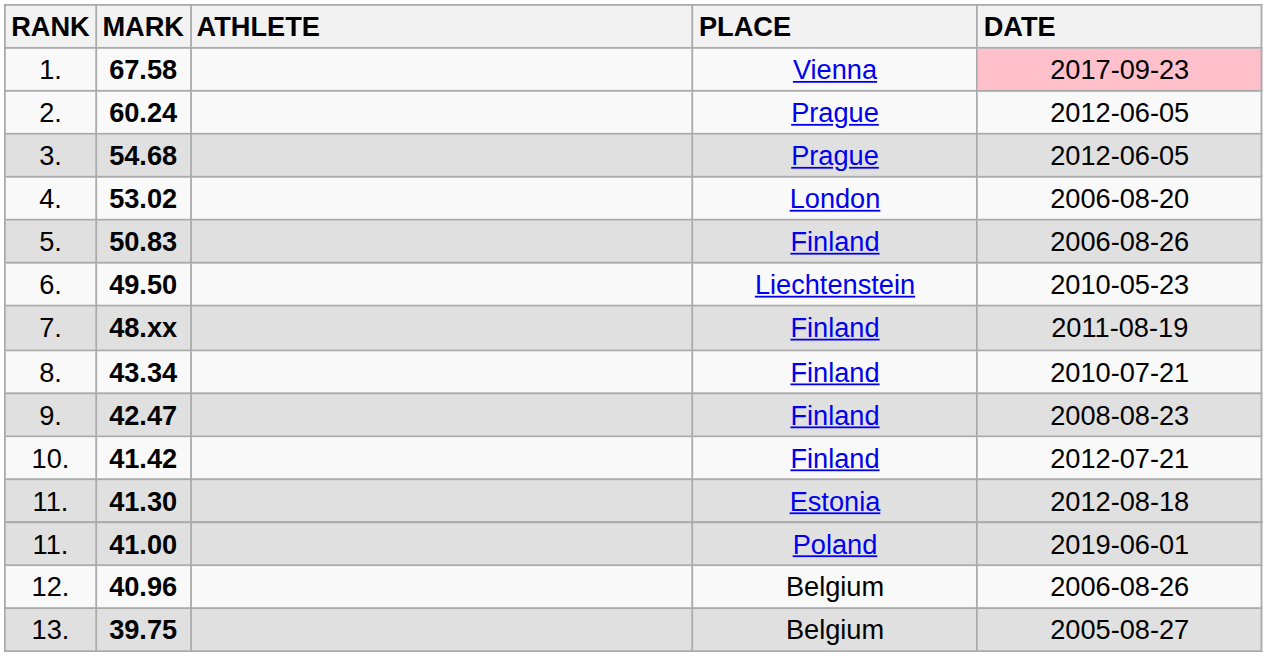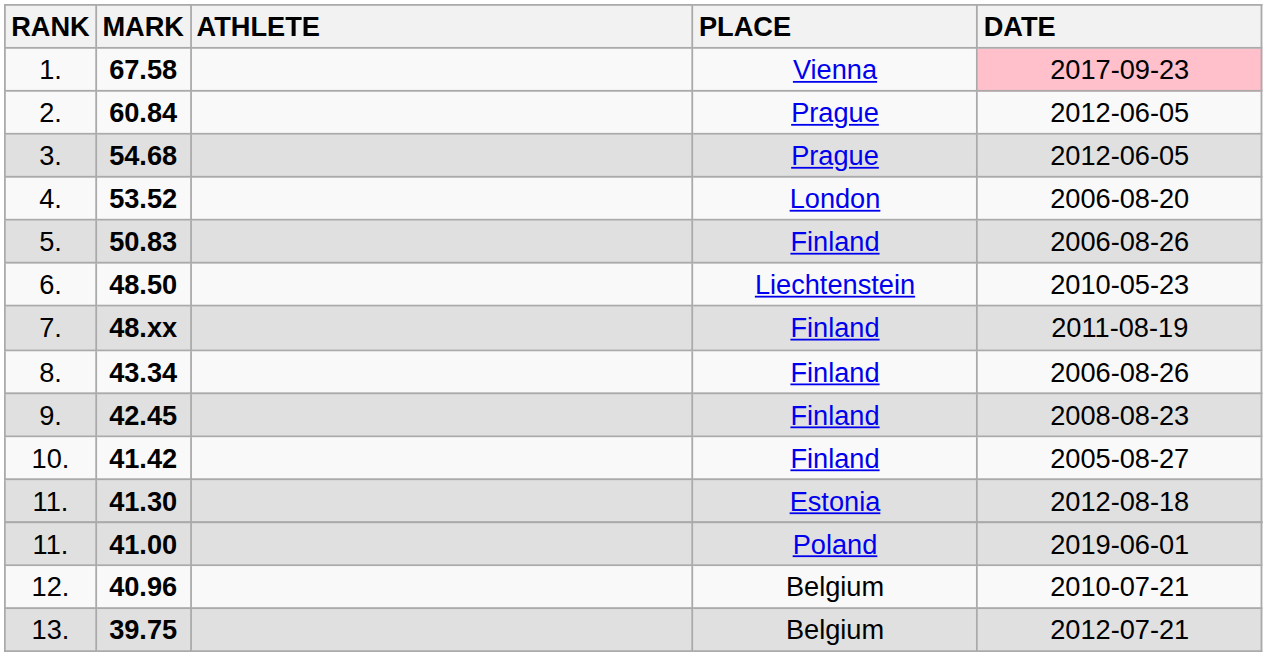(143, 113) 60.24 -> (143, 113) 60.84
(143, 199) 53.02 -> (143, 199) 53.52
(143, 285) 49.50 -> (143, 285) 48.50
(1120, 371) 2010-07-21 -> (1120, 371) 2006-08-26
(143, 414) 42.47 -> (143, 414) 42.45
(1120, 457) 2012-07-21 -> (1120, 457) 2005-08-27
(1120, 587) 2006-08-26 -> (1120, 587) 2010-07-21
(1120, 630) 2005-08-27 -> (1120, 630) 2012-07-21
